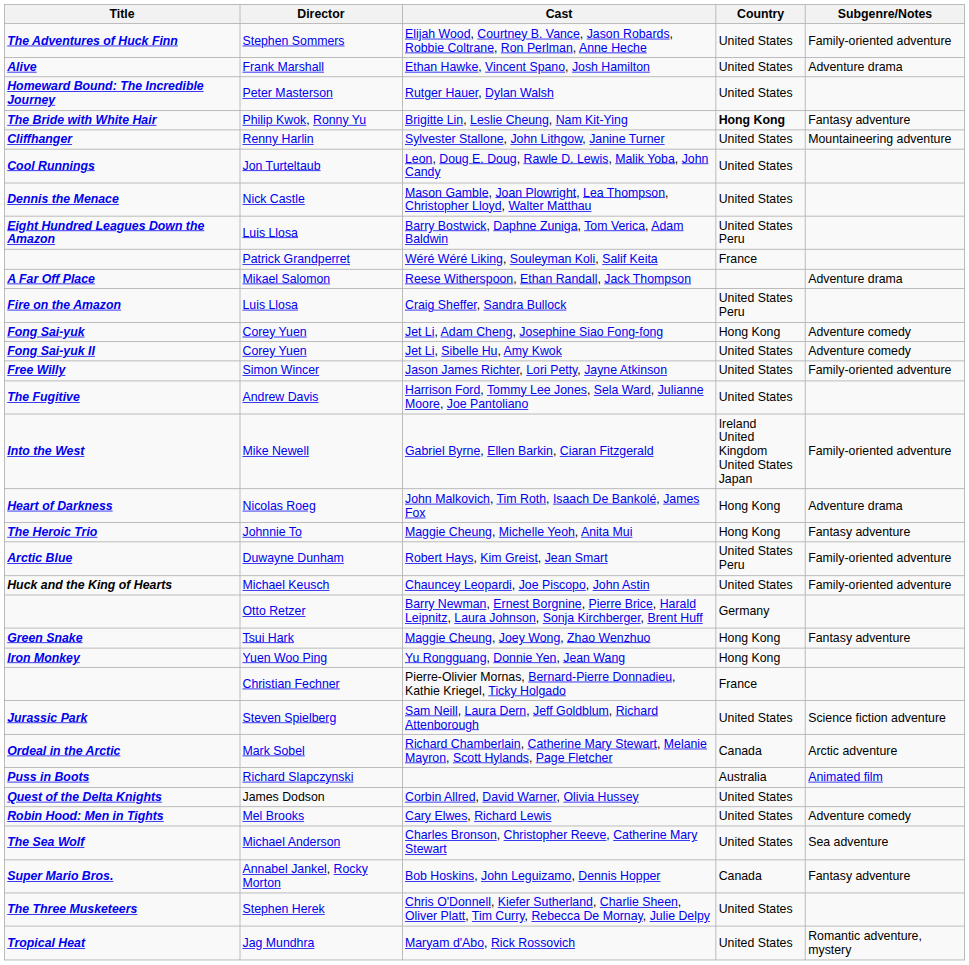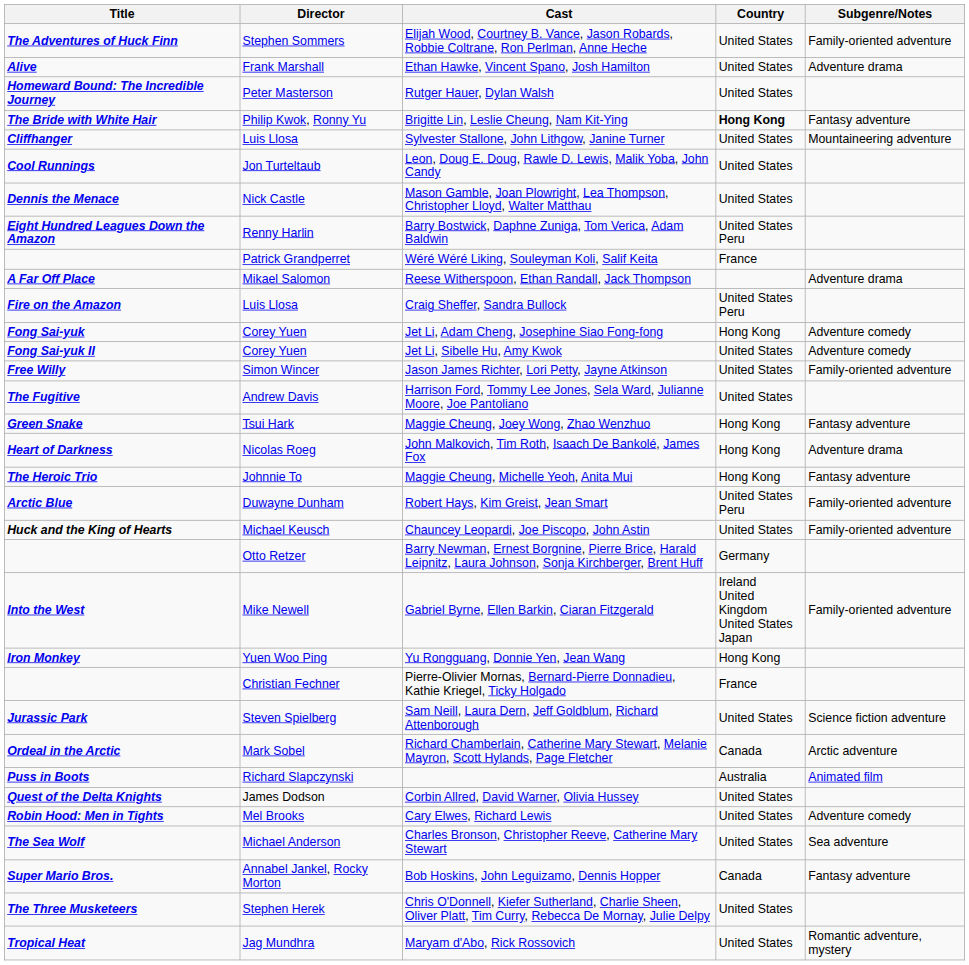(278, 139) Renny Harlin -> (270, 139) Luis Llosa
(270, 232) Luis Llosa -> (278, 232) Renny Harlin
rows swapped: (528, 638) <-> (529, 451)
